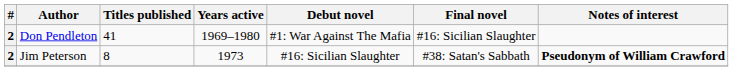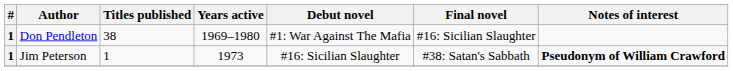(11, 35) 2 -> (11, 35) 1
(110, 35) 41 -> (110, 35) 38
(11, 55) 2 -> (11, 55) 1
(106, 55) 8 -> (106, 55) 1
